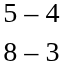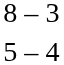rows swapped: (31, 51) <-> (31, 12)
